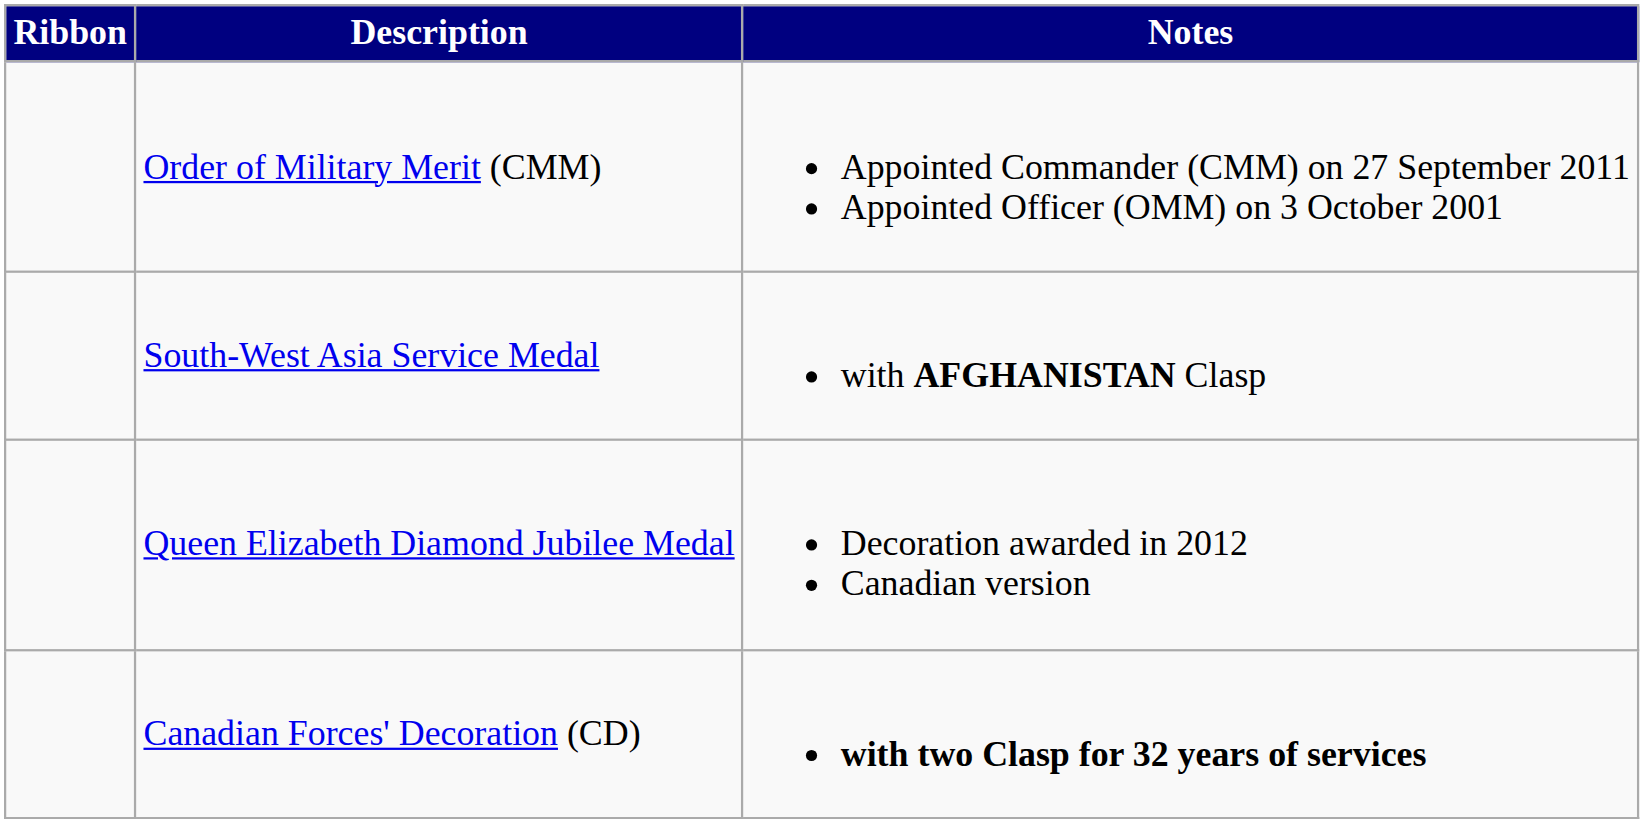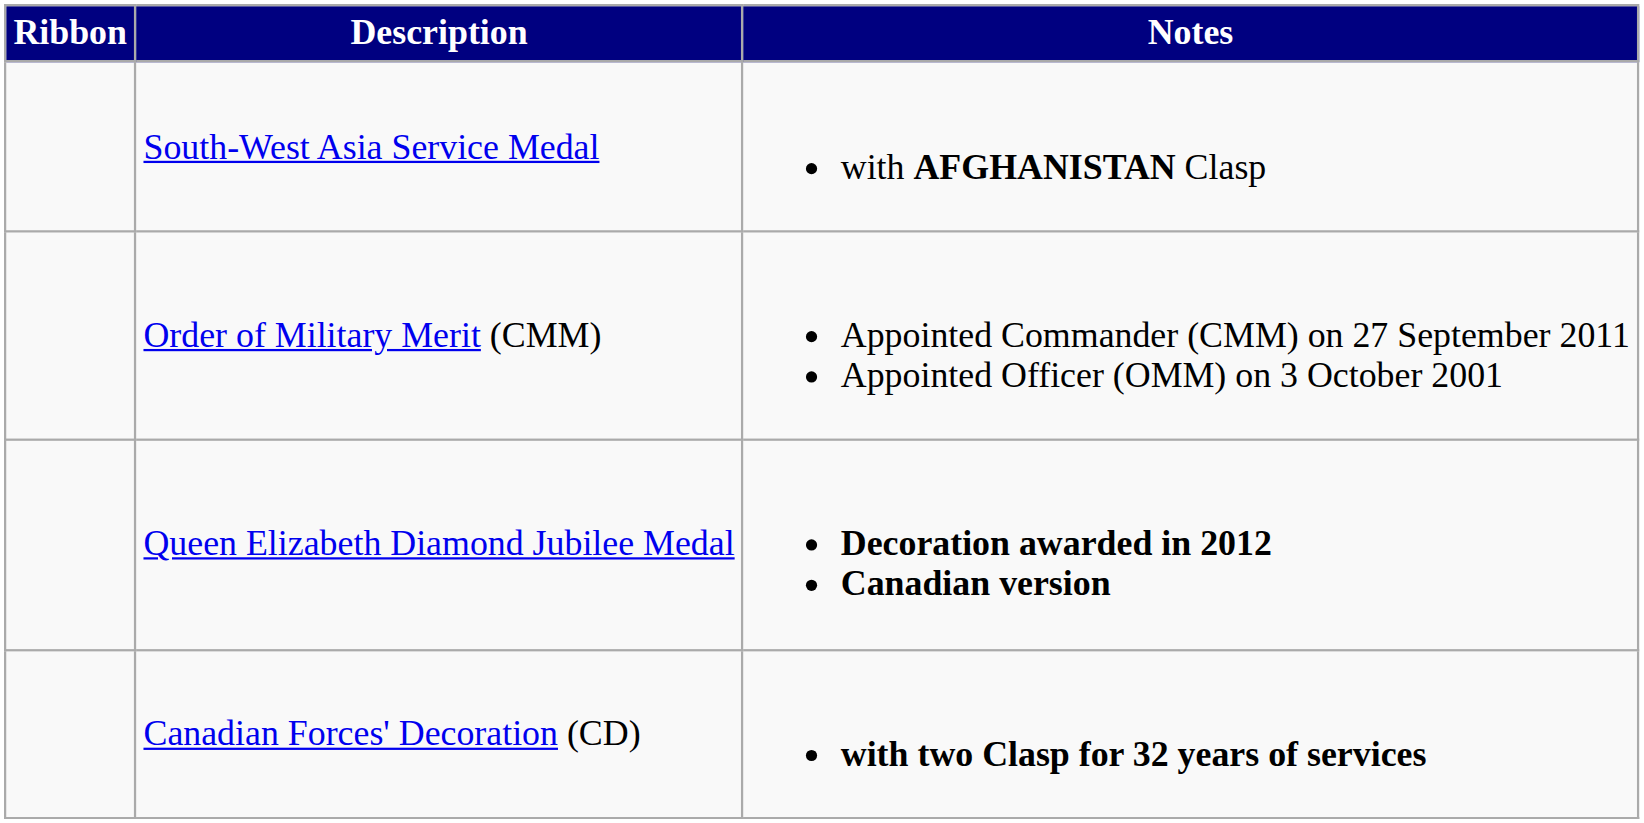rows swapped: (372, 165) <-> (371, 354)
(1190, 565) normal -> (1191, 565) bold
